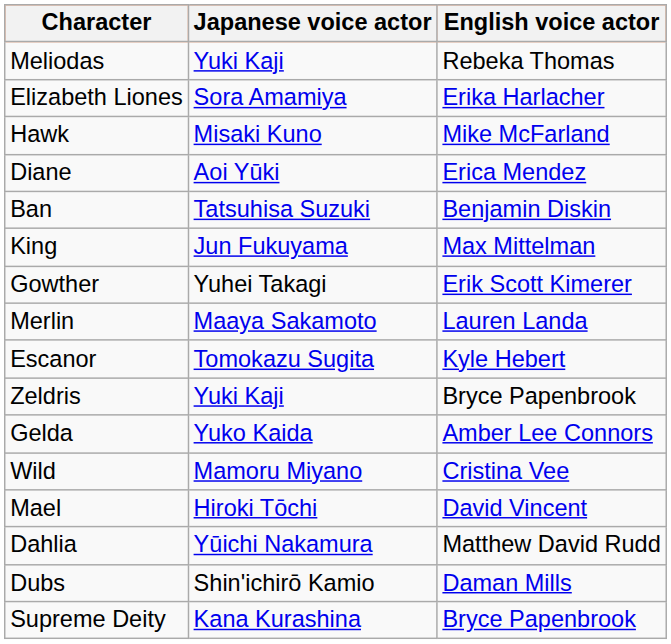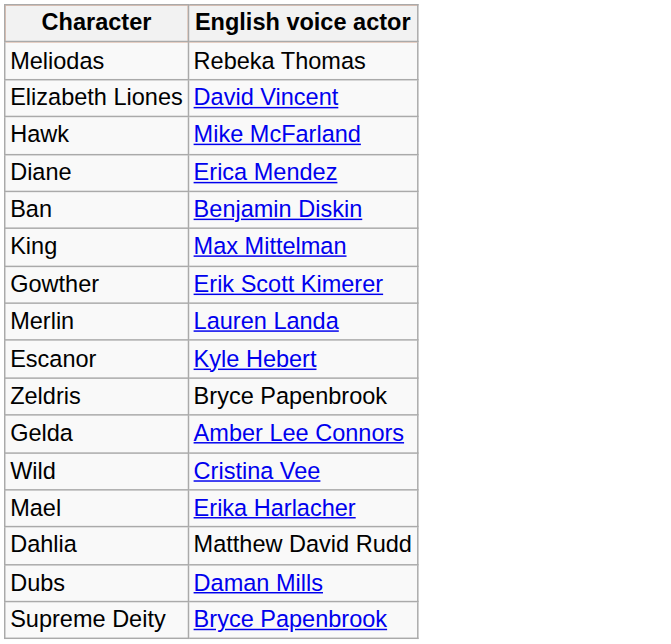- column: (313, 23)
(523, 97) Erika Harlacher -> (266, 97) David Vincent
(515, 508) David Vincent -> (275, 508) Erika Harlacher
